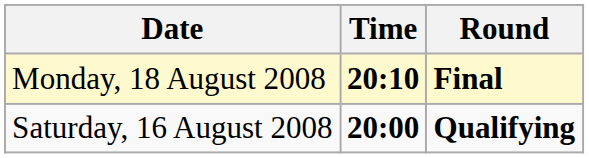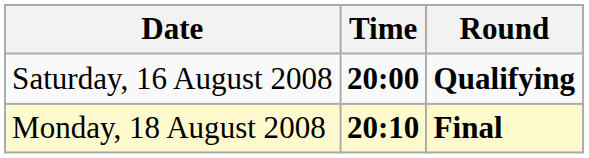rows swapped: (172, 127) <-> (169, 78)
